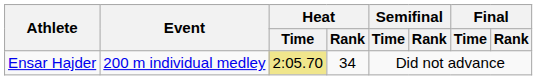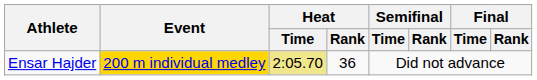(184, 63) no background -> (184, 63) gold background
(347, 63) 34 -> (347, 63) 36
